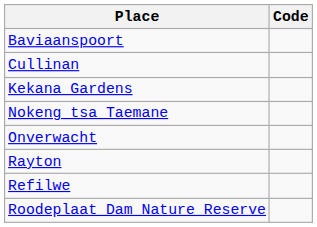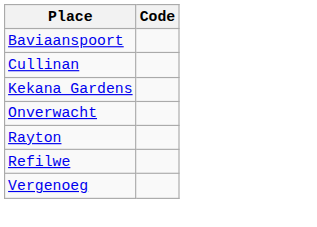- row: (88, 113)
- row: (137, 210)
+ row: (48, 186)
